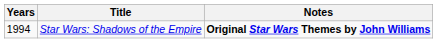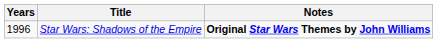(19, 29) 1994 -> (19, 29) 1996
